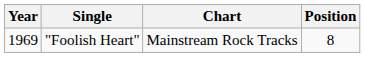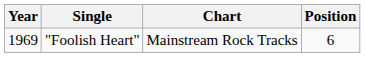(331, 40) 8 -> (331, 40) 6
